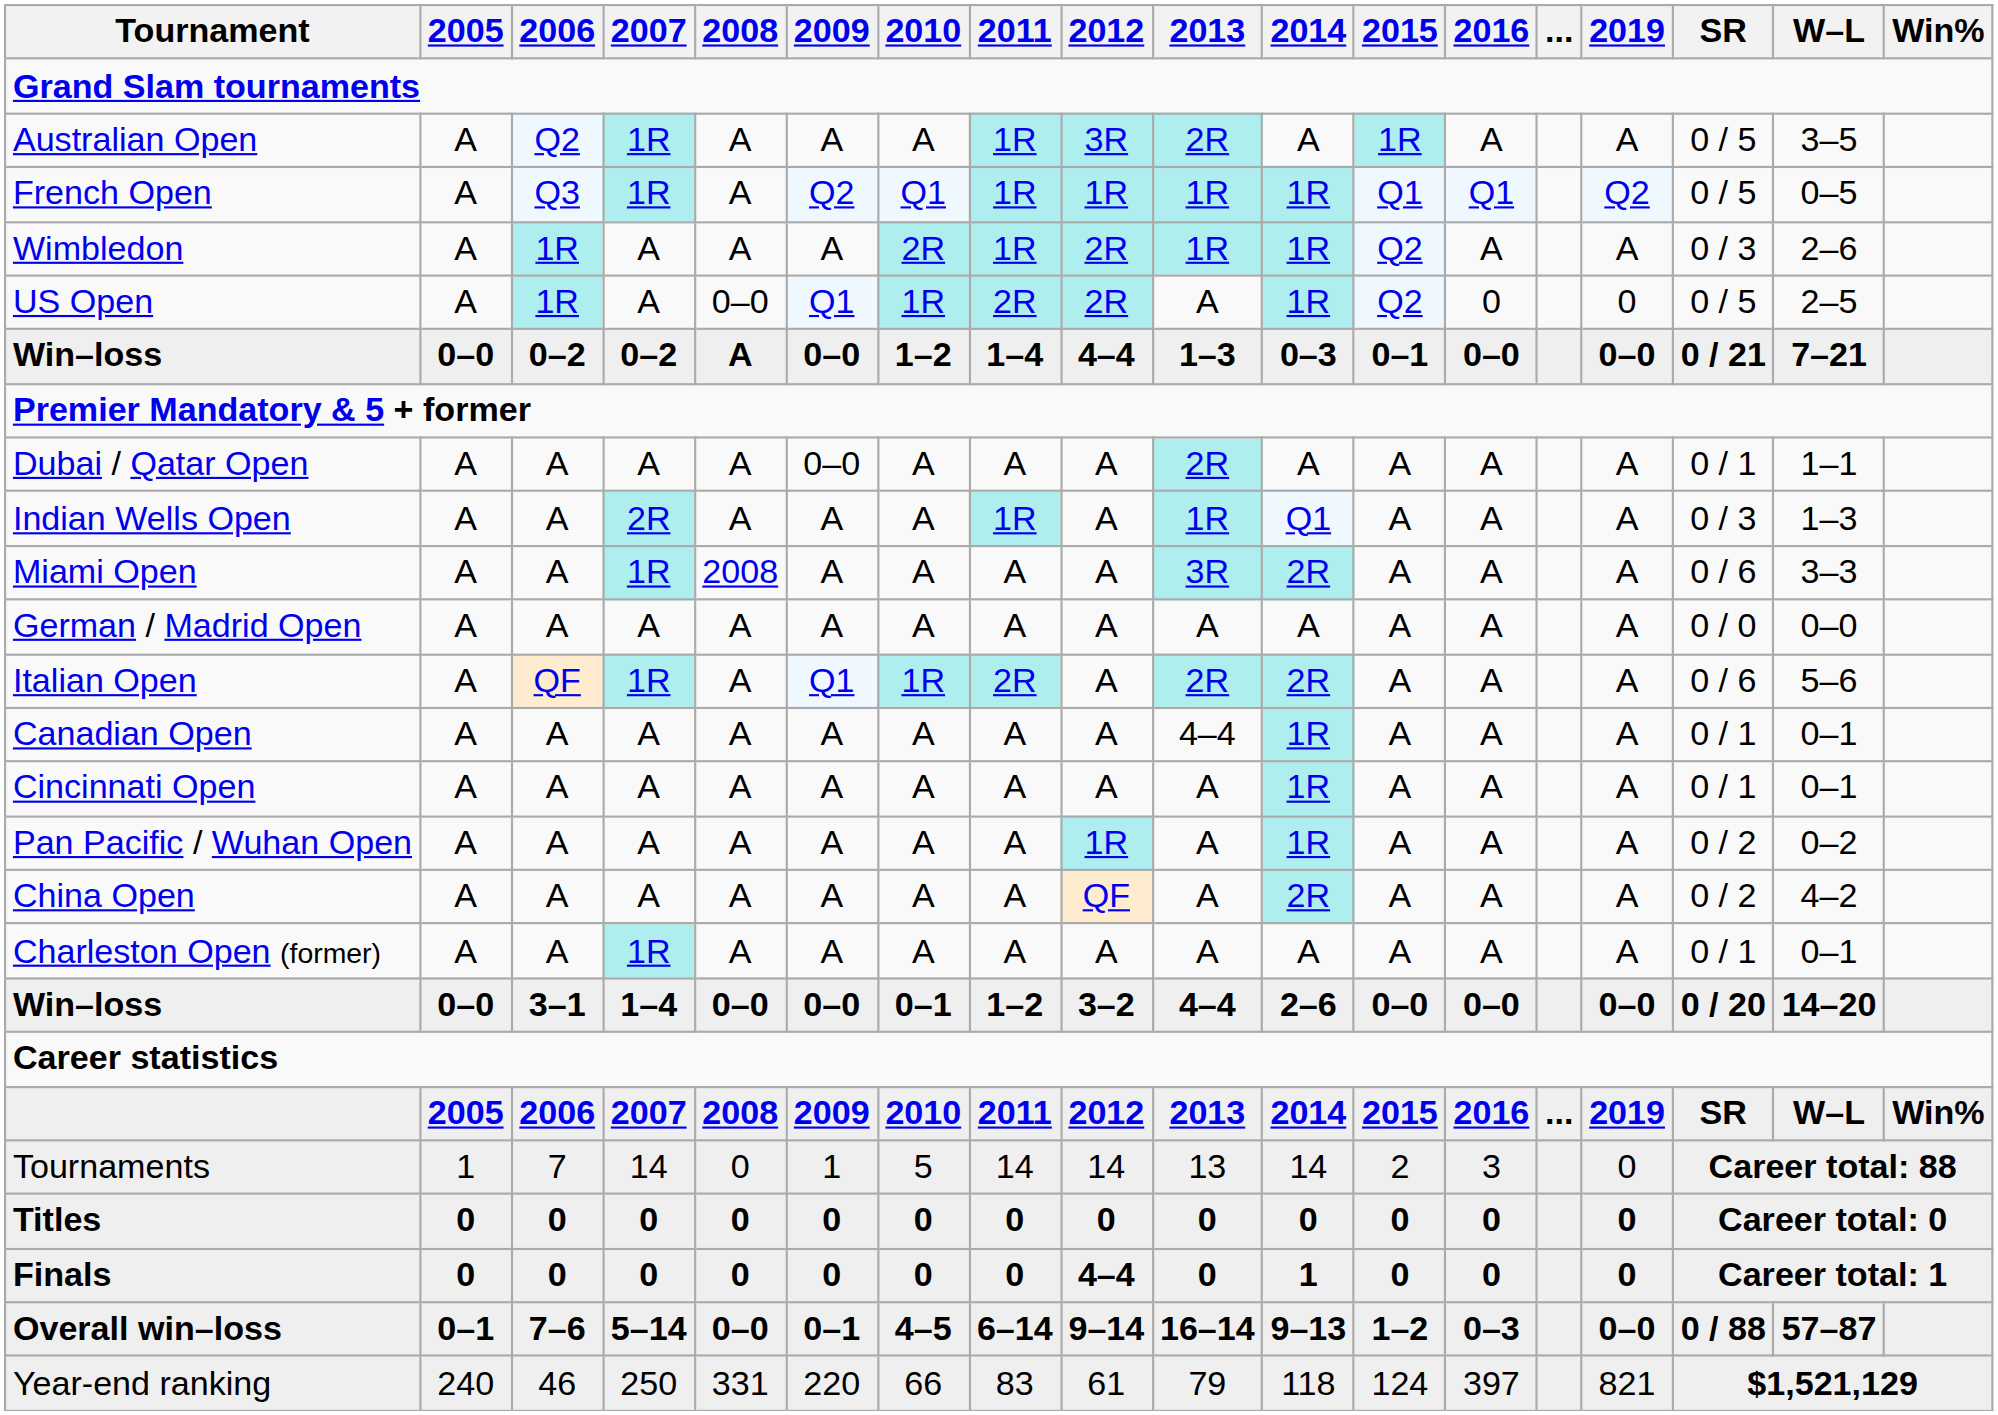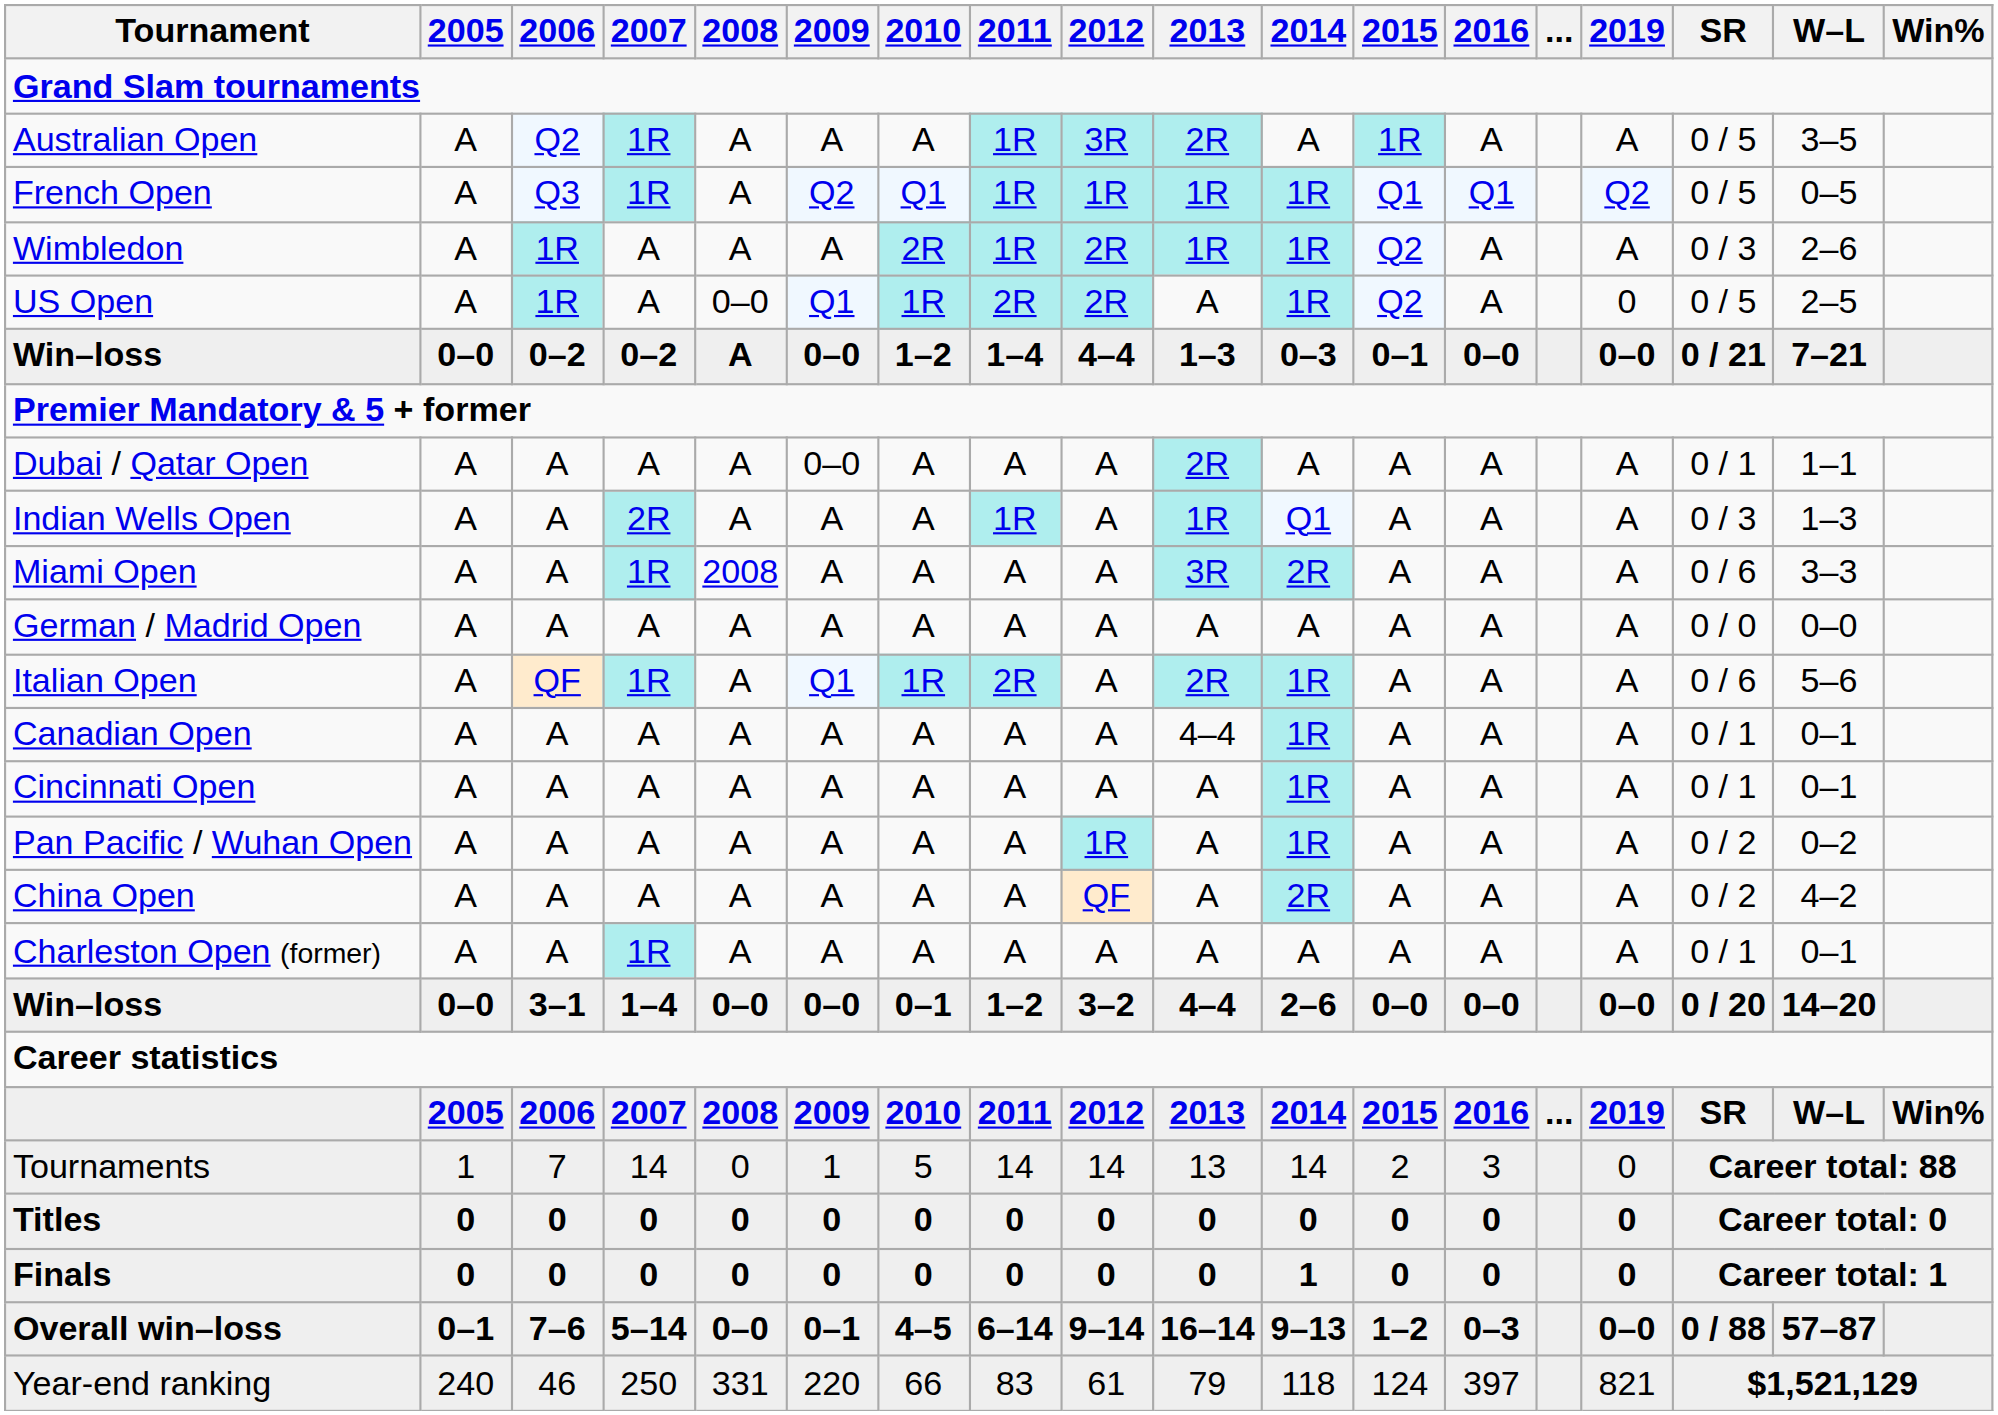(1491, 301) 0 -> (1491, 301) A
(1308, 680) 2R -> (1308, 680) 1R
(1106, 1274) 4–4 -> (1106, 1274) 0
